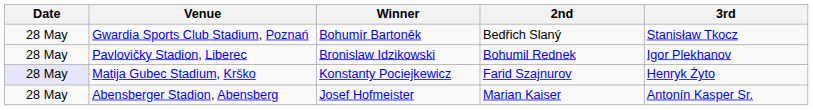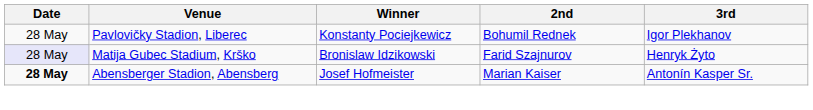- row: (200, 34)
(377, 54) Bronislaw Idzikowski -> (385, 34) Konstanty Pociejkewicz
(385, 74) Konstanty Pociejkewicz -> (377, 54) Bronislaw Idzikowski
(47, 94) normal -> (47, 74) bold
